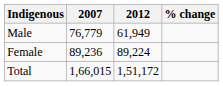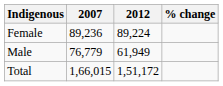rows swapped: (19, 33) <-> (25, 52)
